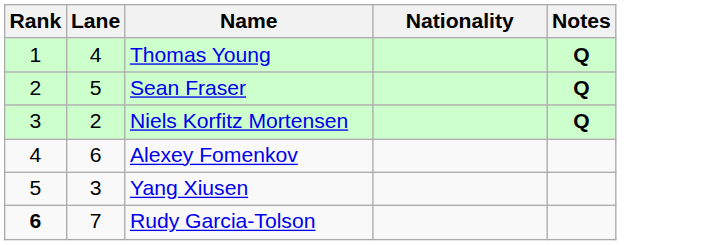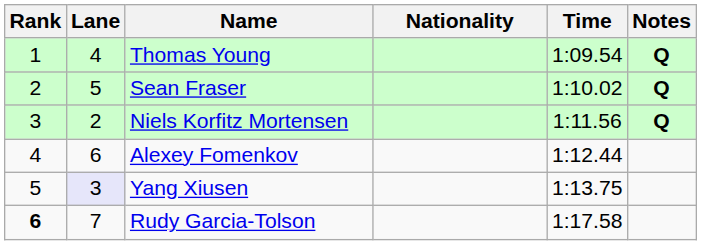+ column: (587, 21)
(96, 188) no background -> (96, 188) lavender background
